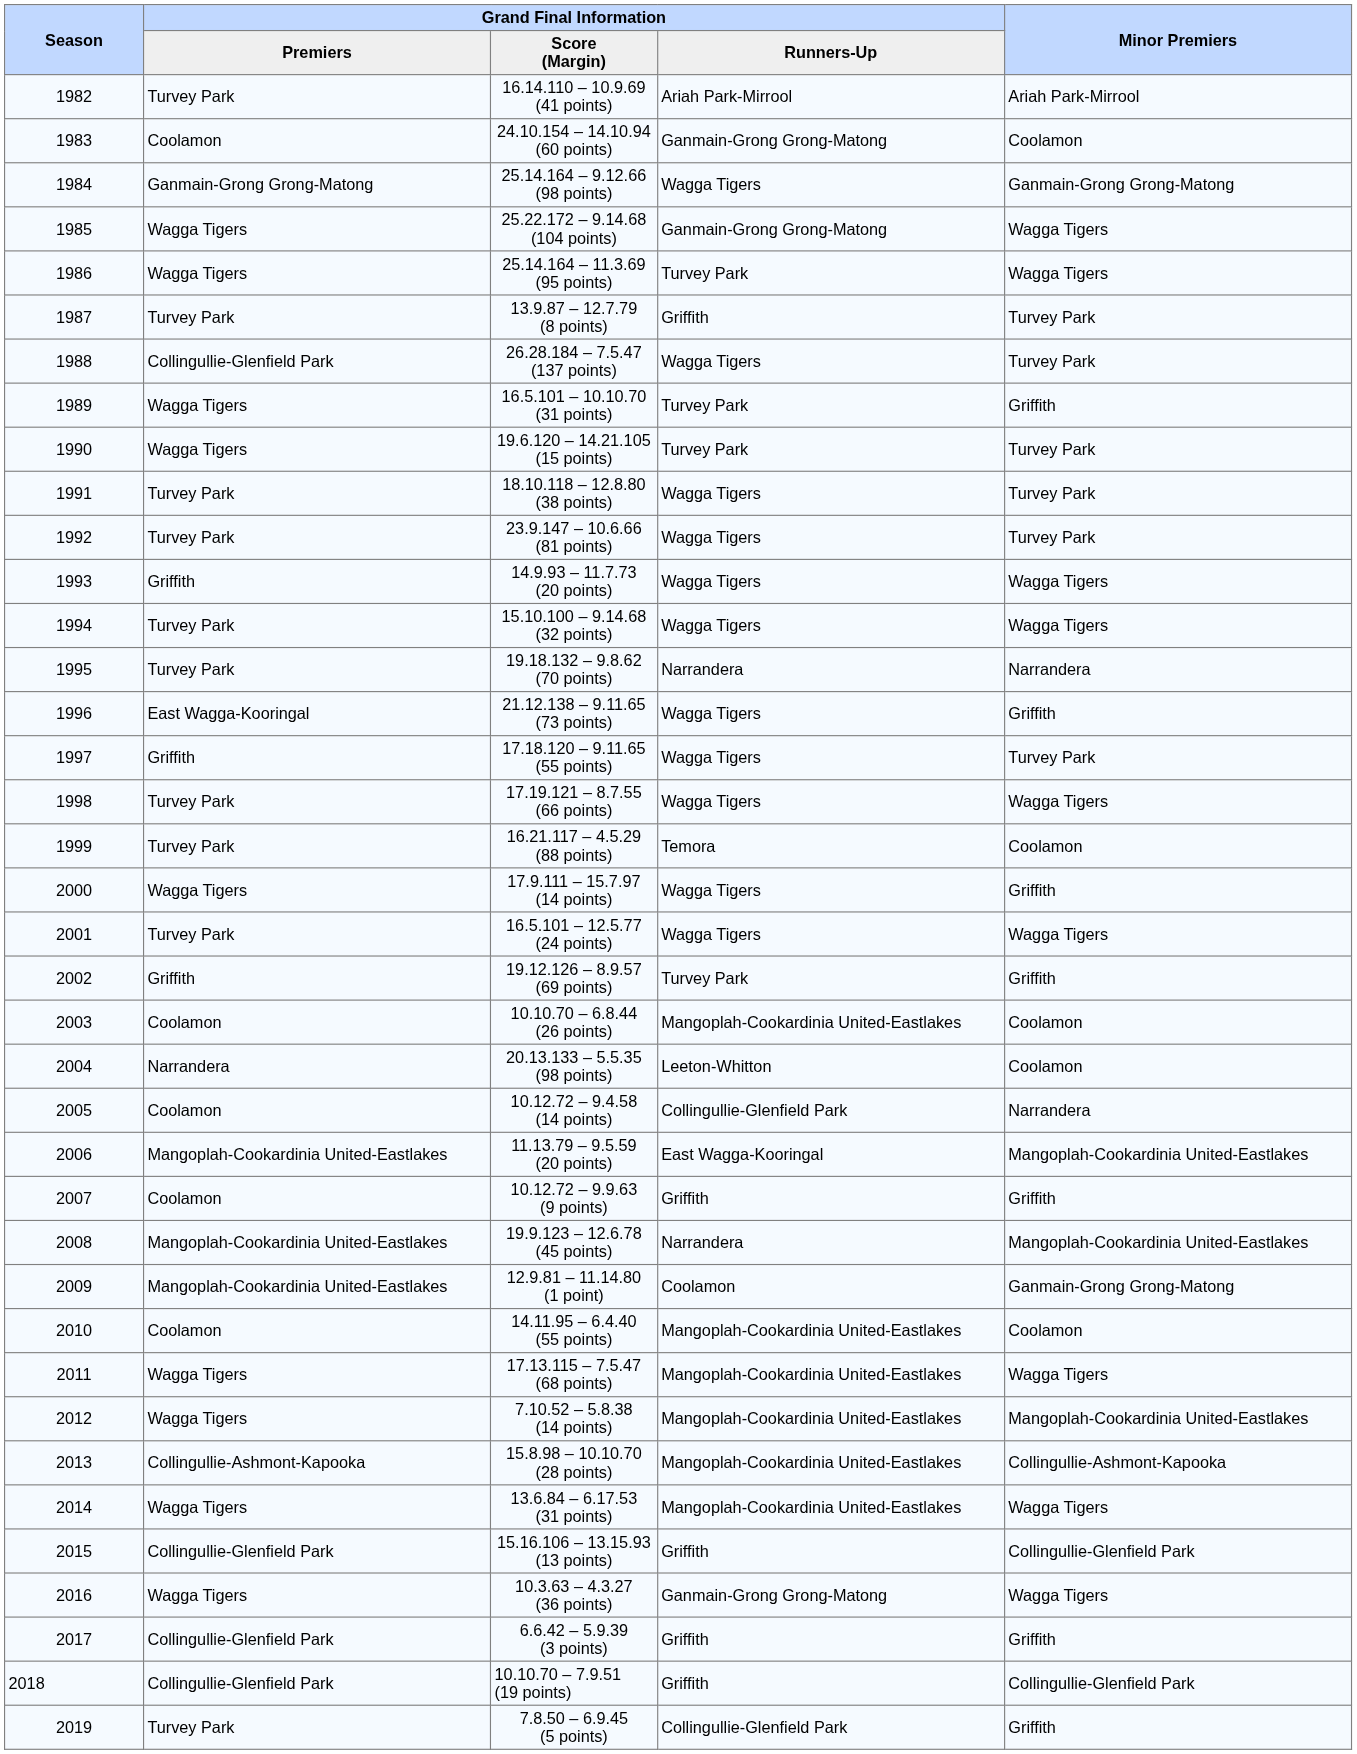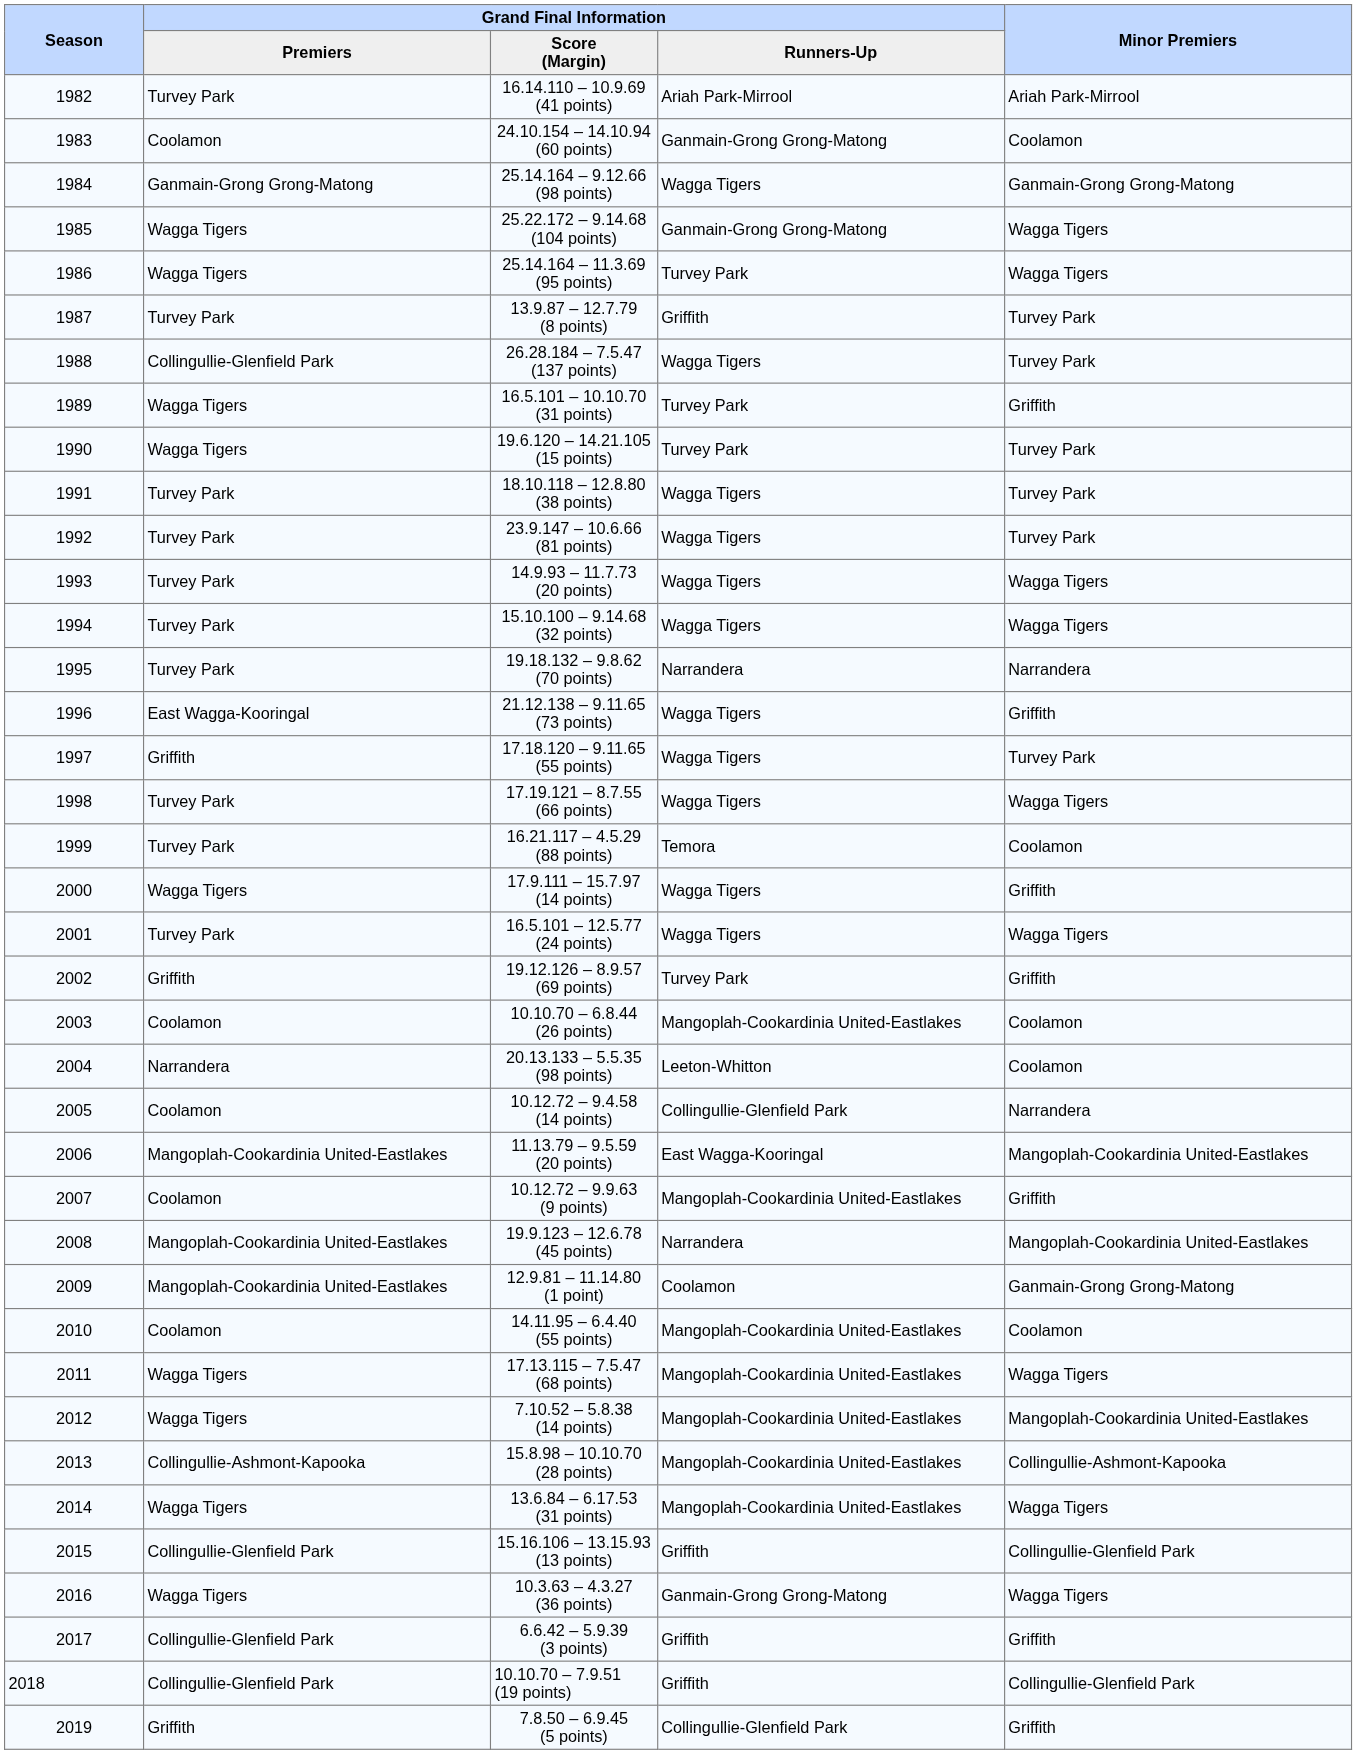(171, 581) Griffith -> (191, 581) Turvey Park
(685, 1198) Griffith -> (811, 1198) Mangoplah-Cookardinia United-Eastlakes
(191, 1727) Turvey Park -> (171, 1727) Griffith
